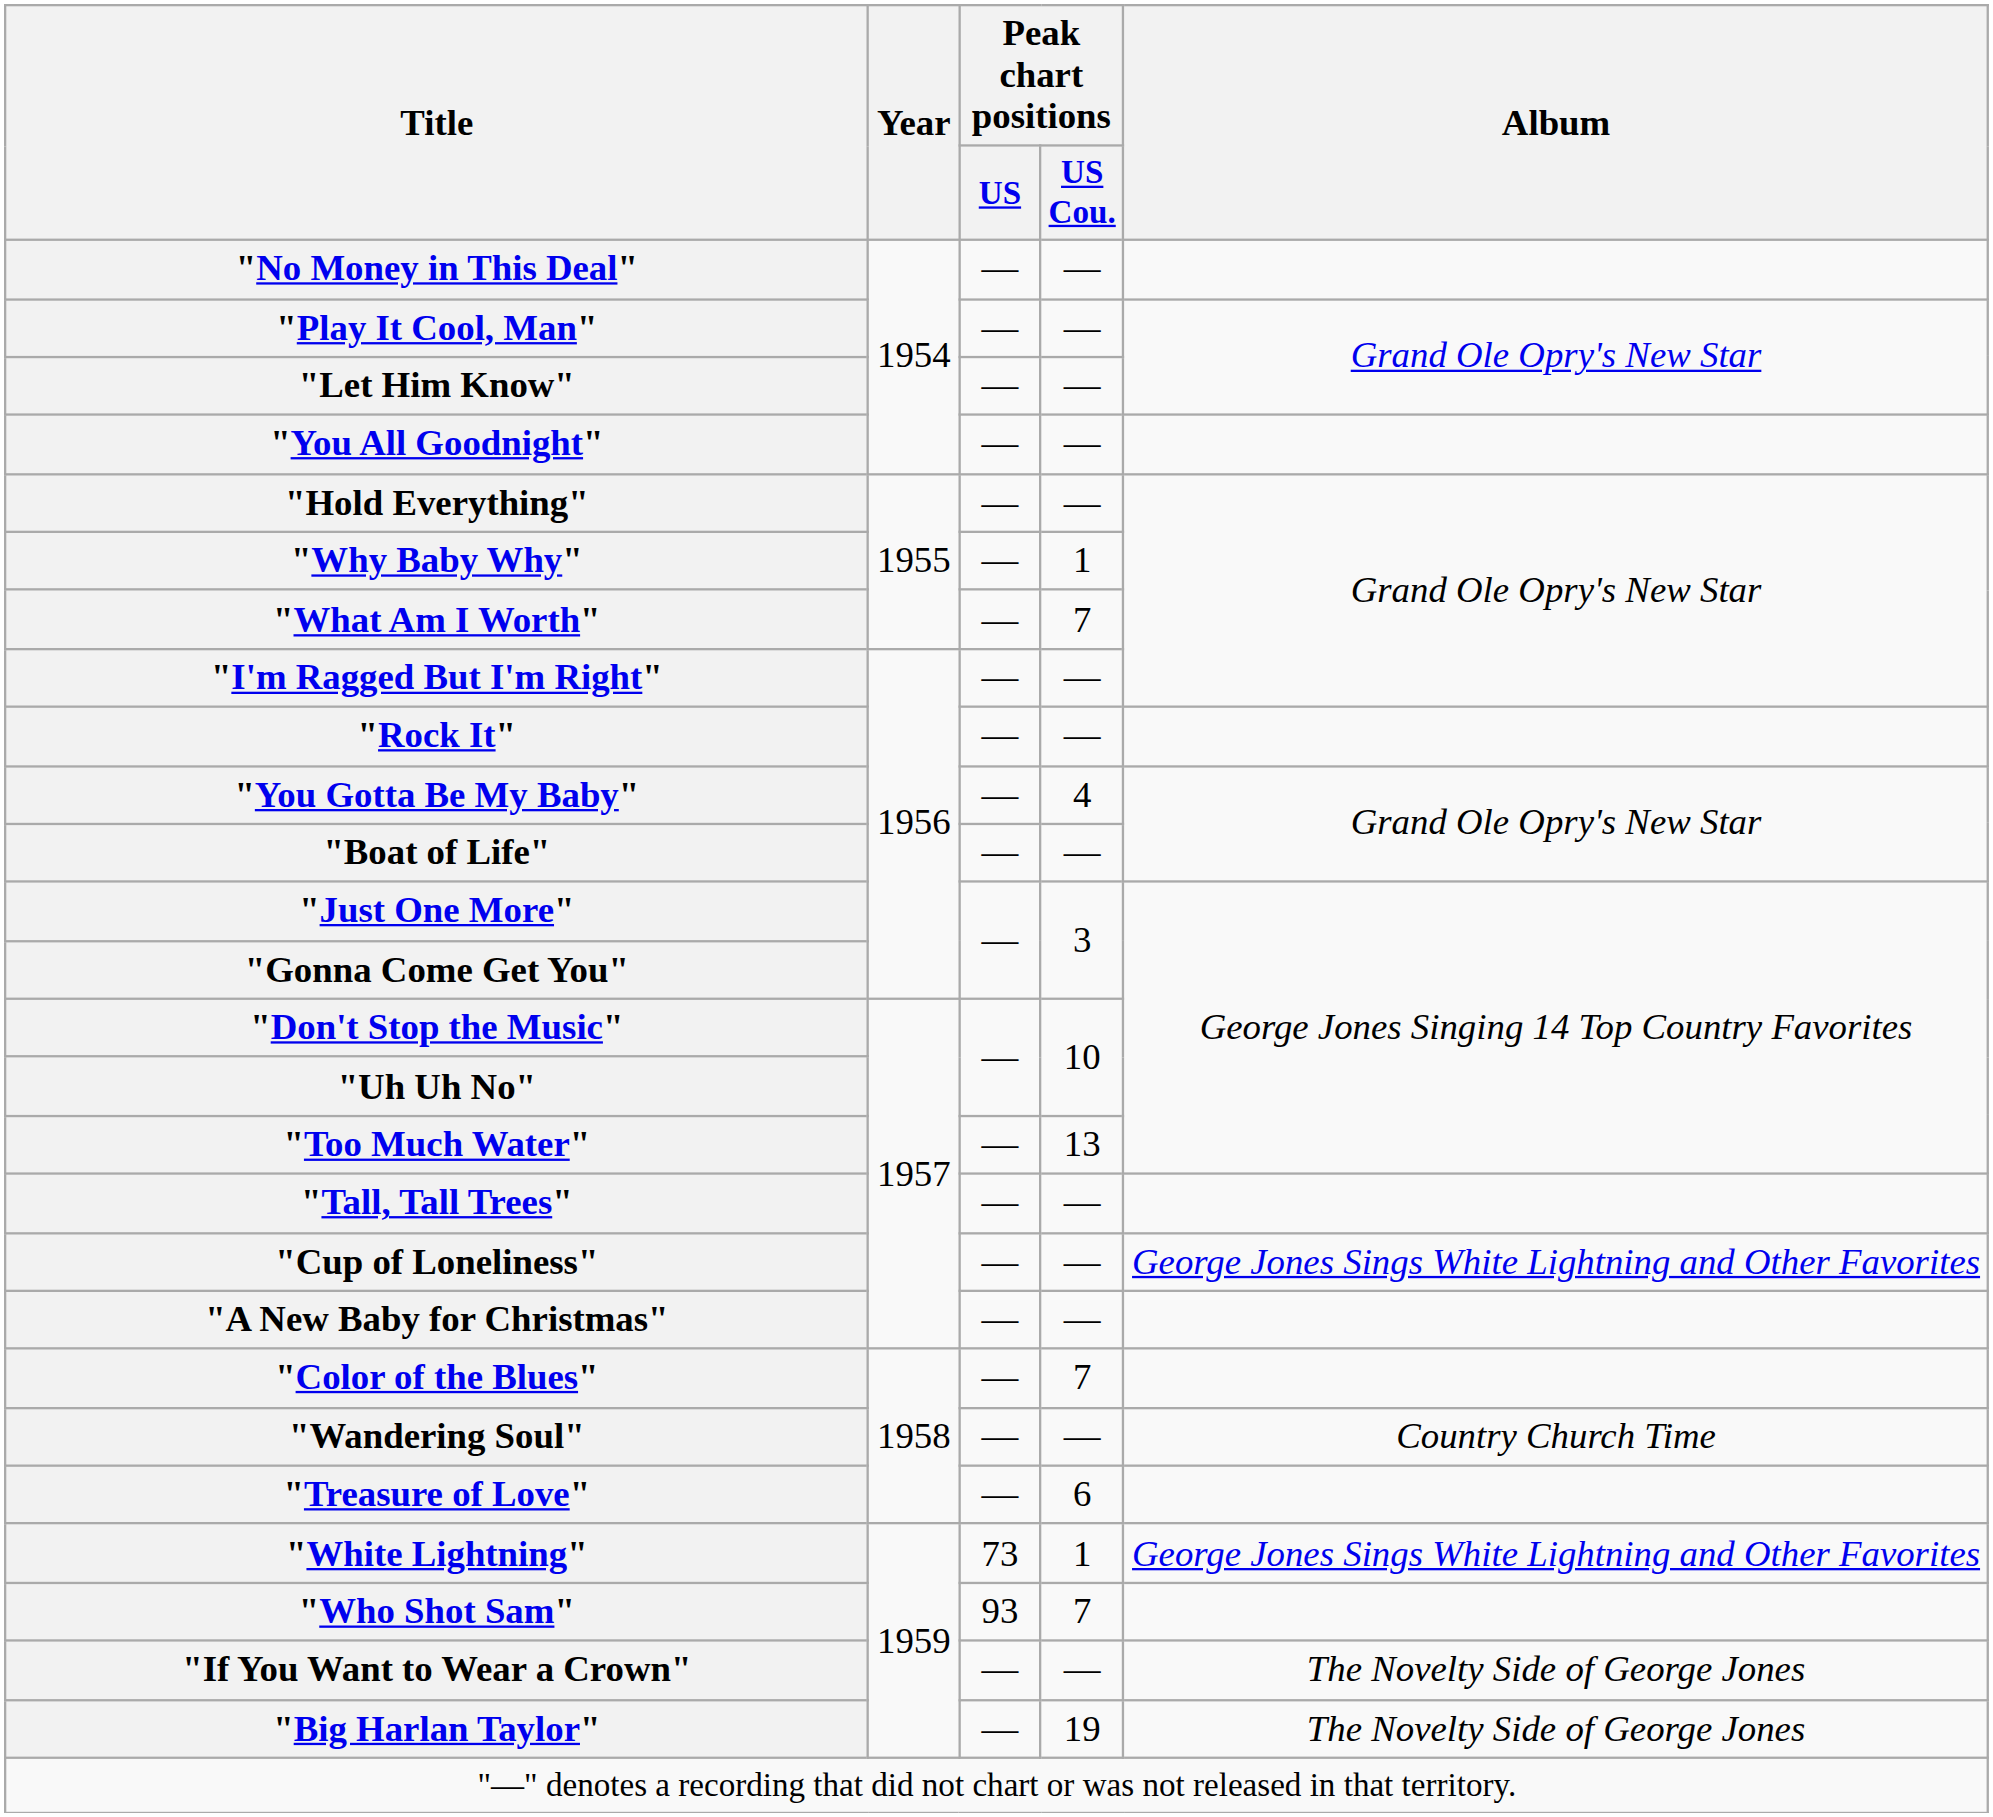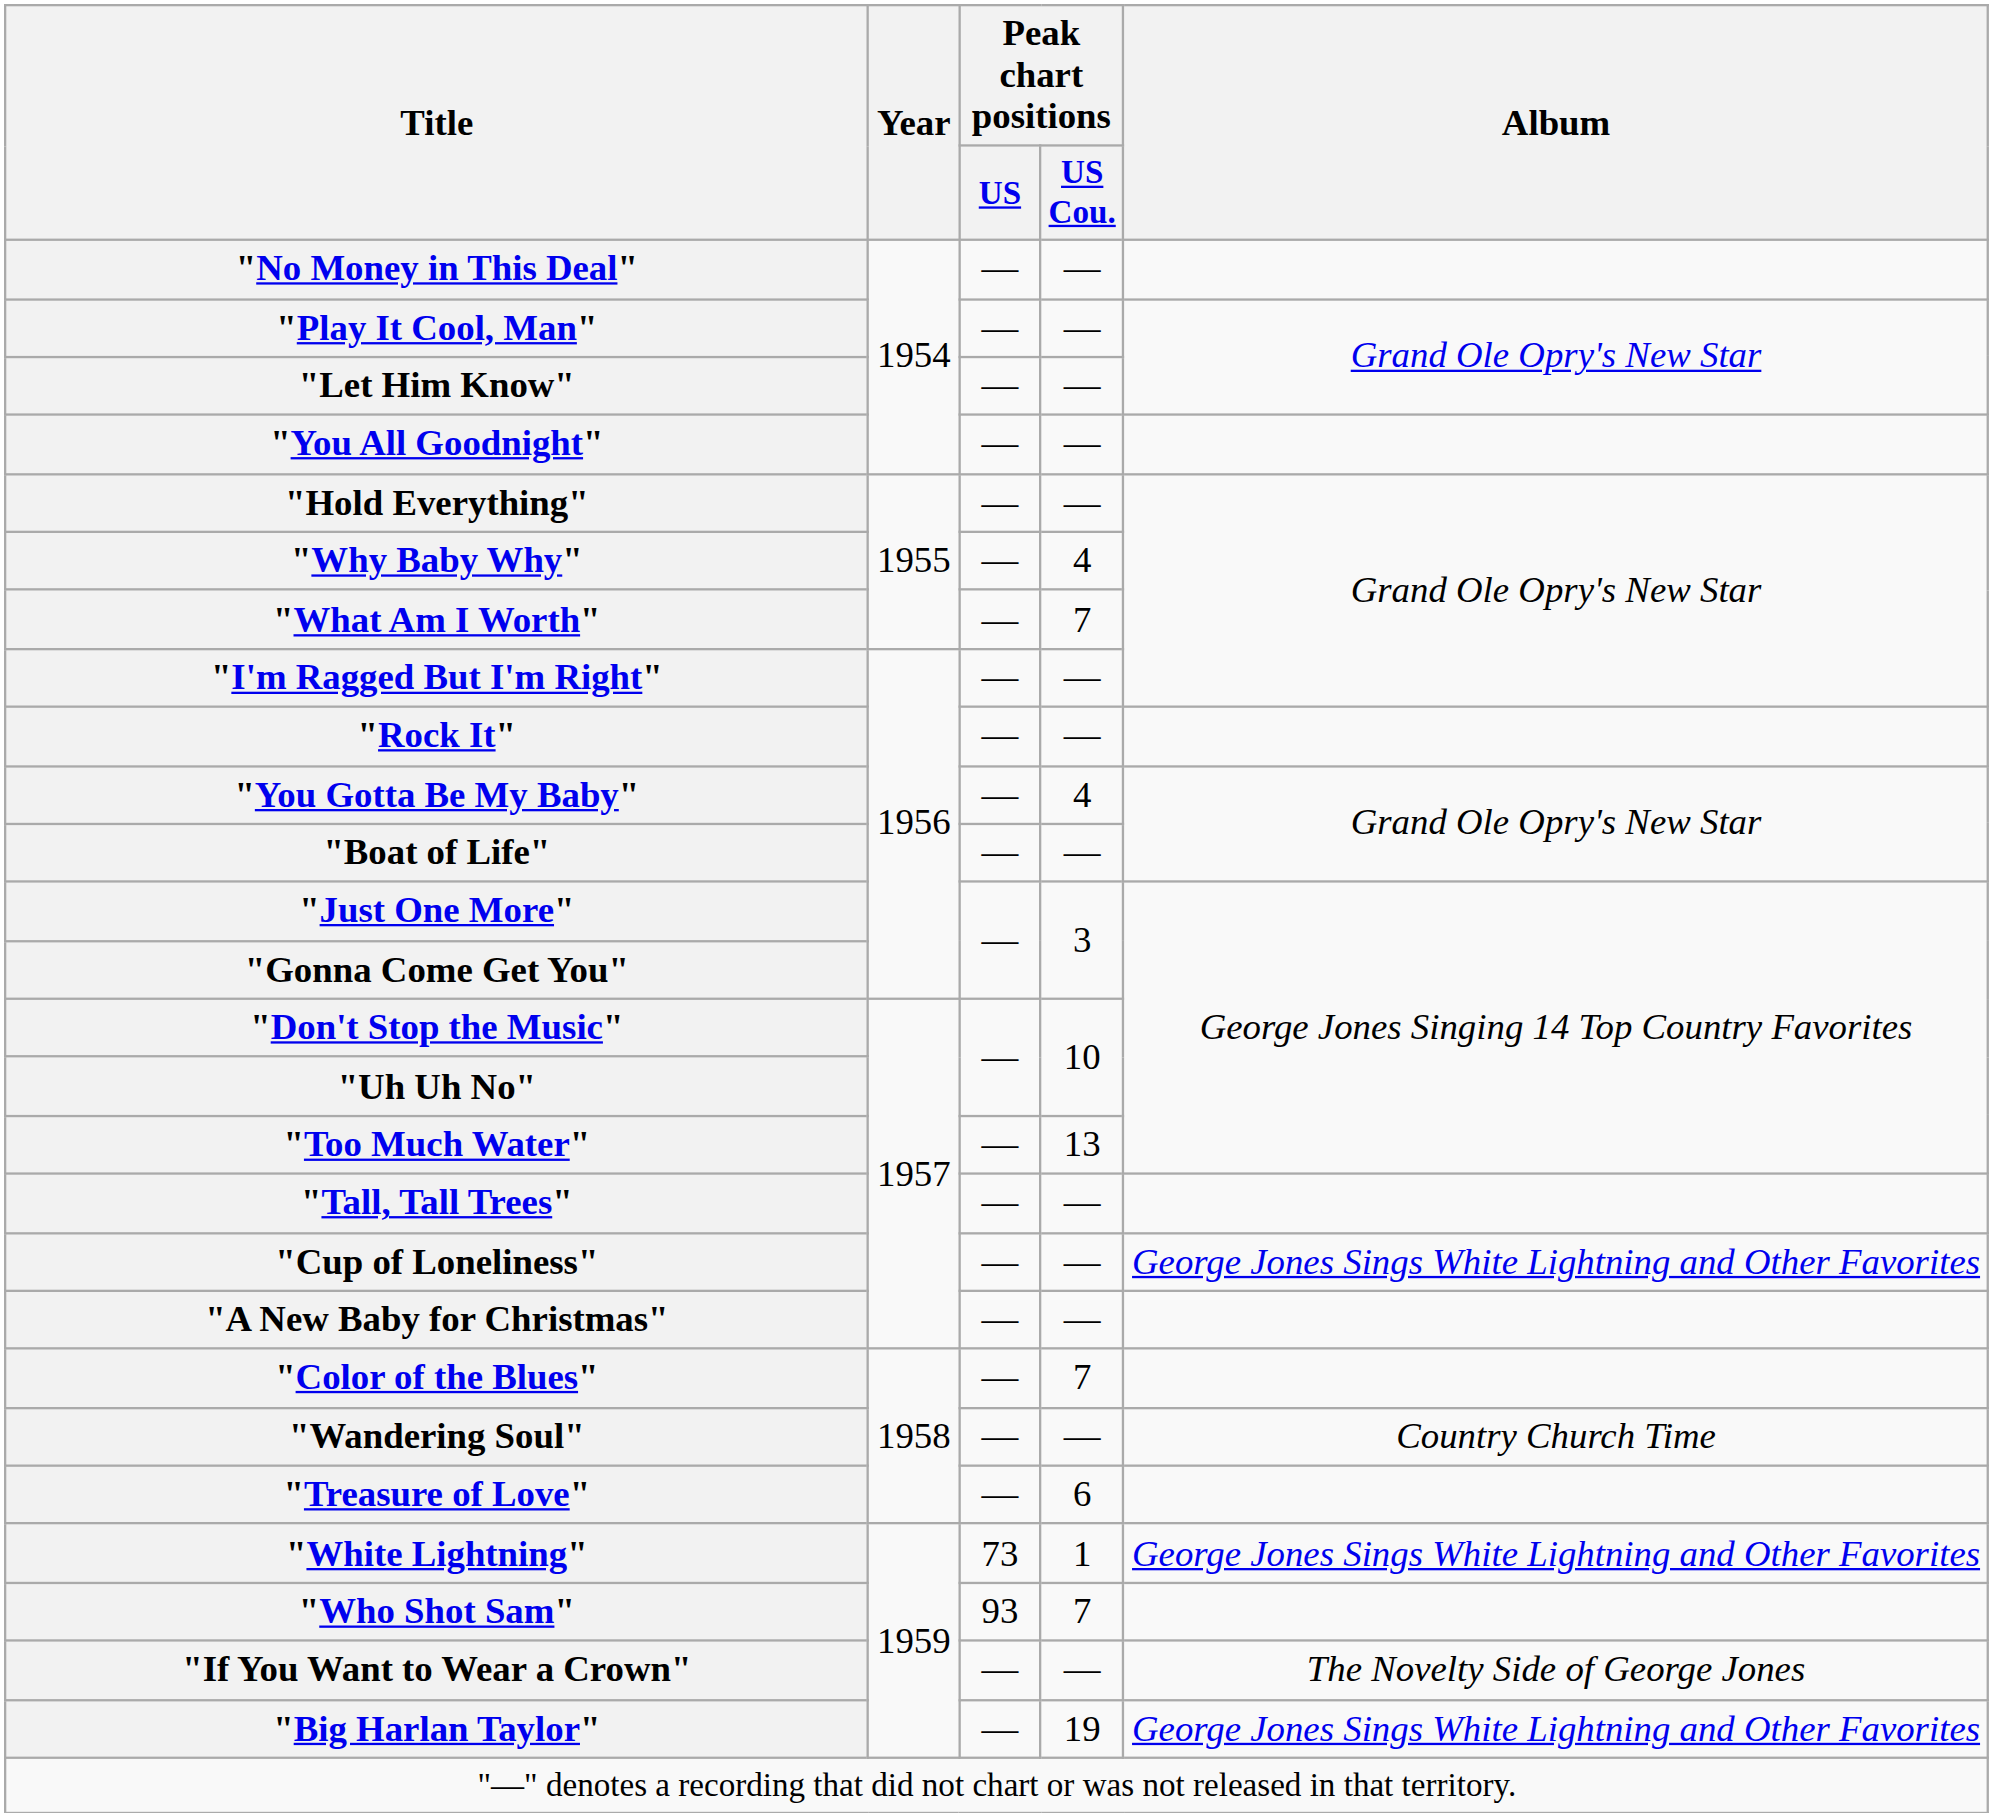(1082, 560) 1 -> (1082, 560) 4
(1556, 1727) The Novelty Side of George Jones -> (1556, 1727) George Jones Sings White Lightning and Other Favorites
